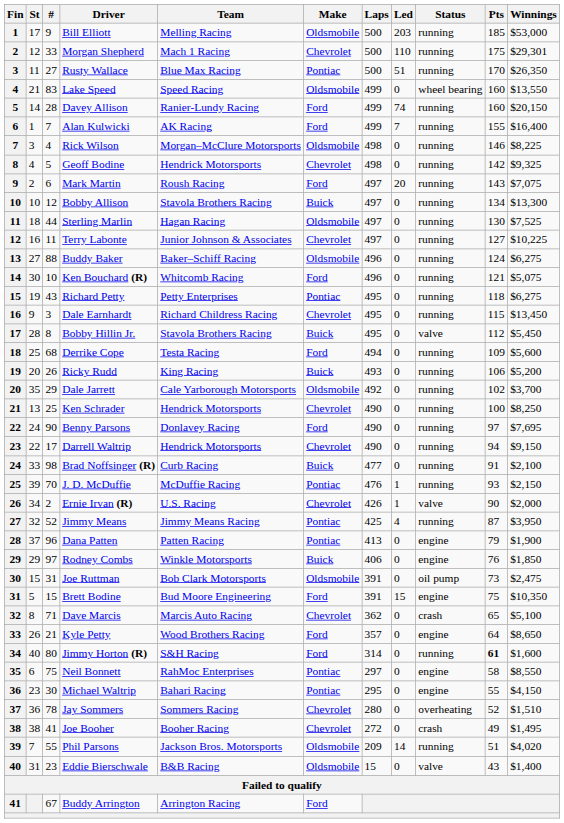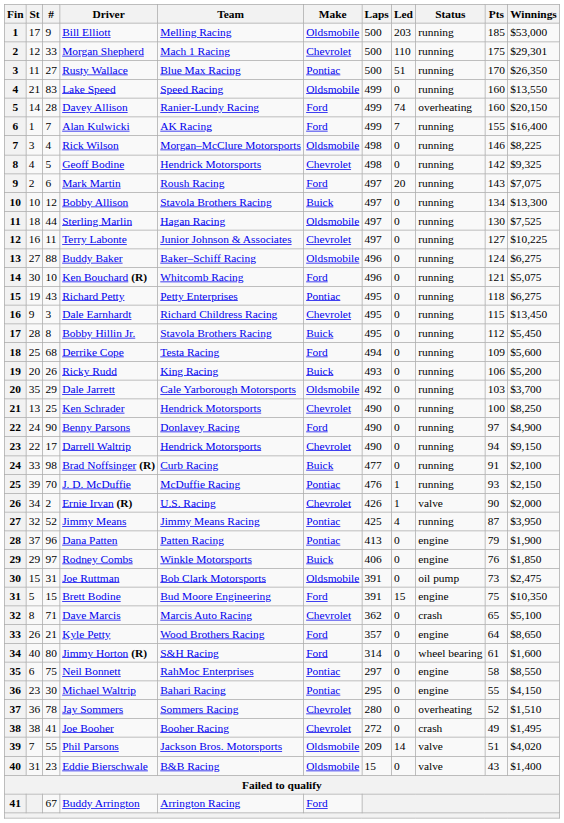(450, 89) wheel bearing -> (436, 89) running
(436, 108) running -> (445, 108) overheating
(431, 333) valve -> (436, 333) running
(496, 390) 102 -> (496, 390) 103
(526, 427) $7,695 -> (526, 427) $4,900
(436, 653) running -> (450, 653) wheel bearing
(493, 653) bold -> (493, 653) normal
(436, 747) running -> (431, 747) valve
